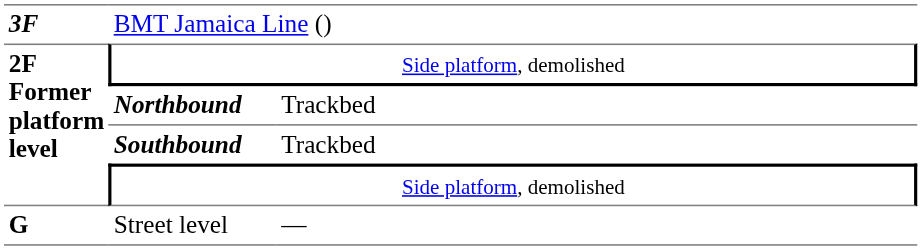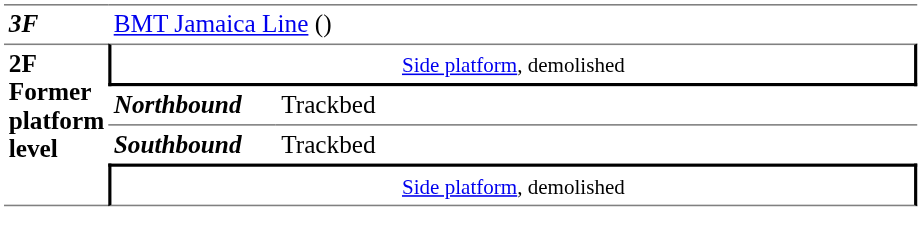- row: (171, 224)
